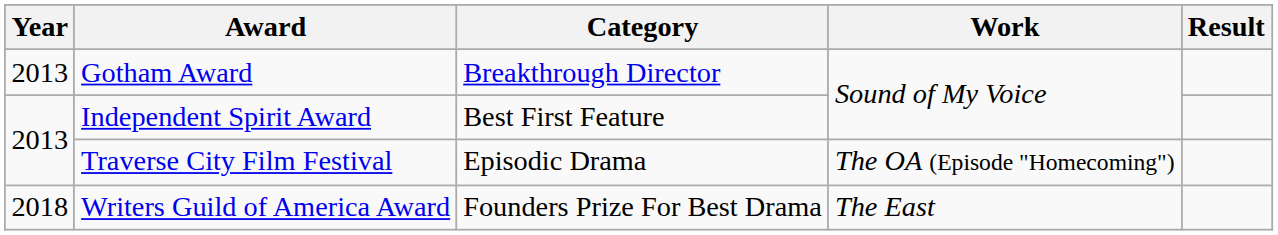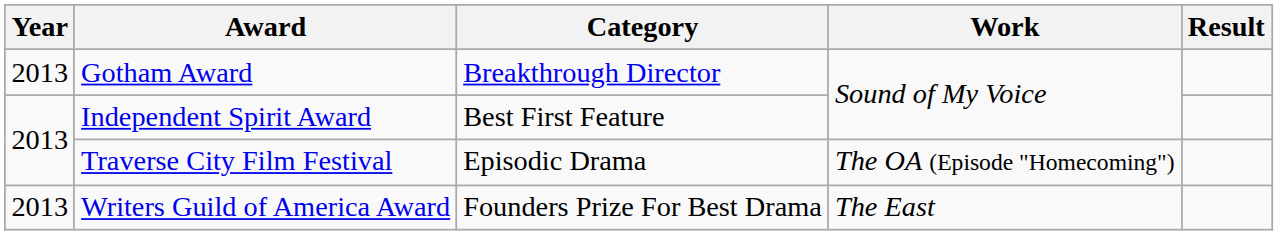(40, 206) 2018 -> (40, 206) 2013
